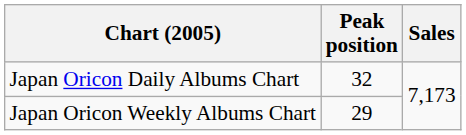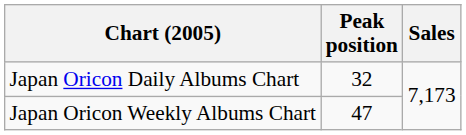(362, 112) 29 -> (362, 112) 47
